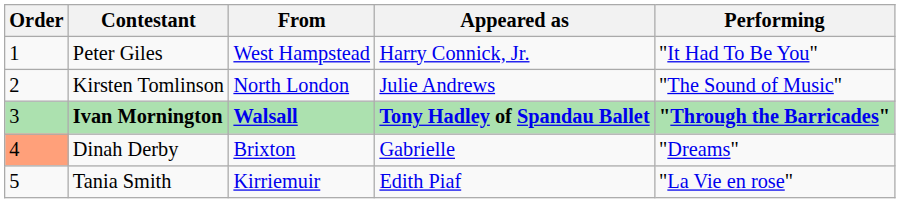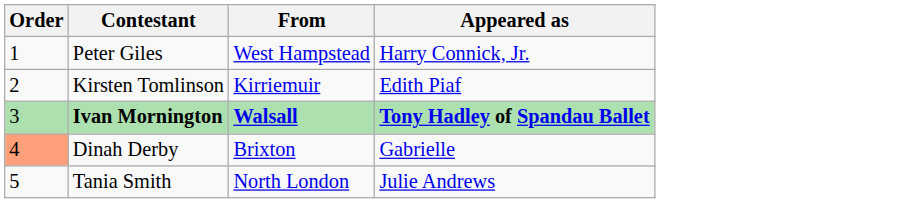- column: (775, 20)
(291, 85) North London -> (277, 85) Kirriemuir
(437, 85) Julie Andrews -> (420, 85) Edith Piaf
(277, 181) Kirriemuir -> (291, 181) North London
(420, 181) Edith Piaf -> (437, 181) Julie Andrews
